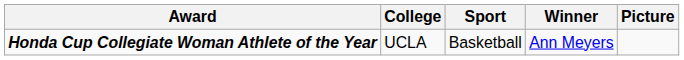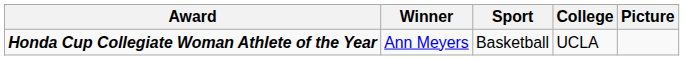columns swapped: (571, 17) <-> (413, 17)
